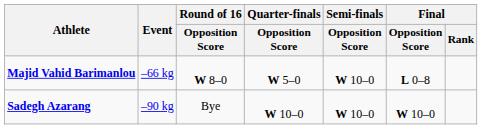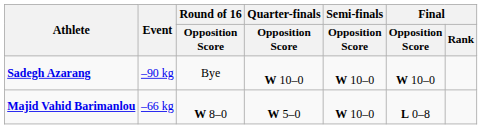rows swapped: (71, 73) <-> (49, 107)
